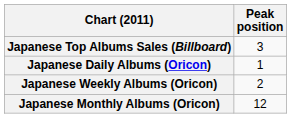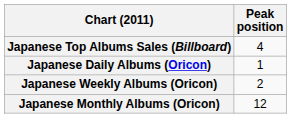(260, 46) 3 -> (260, 46) 4
